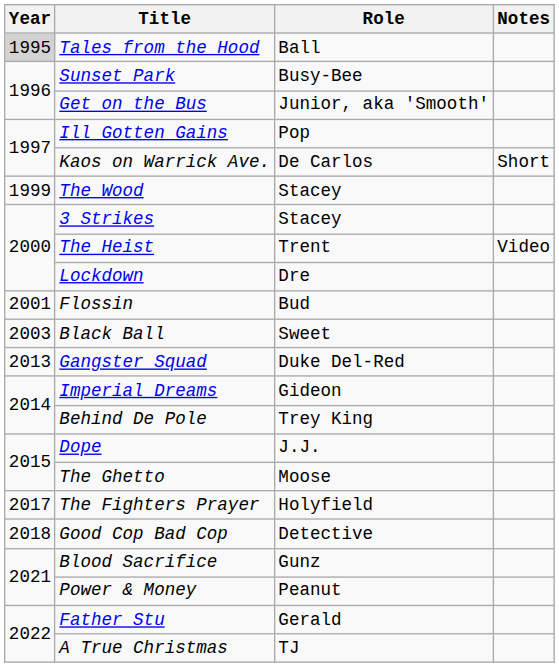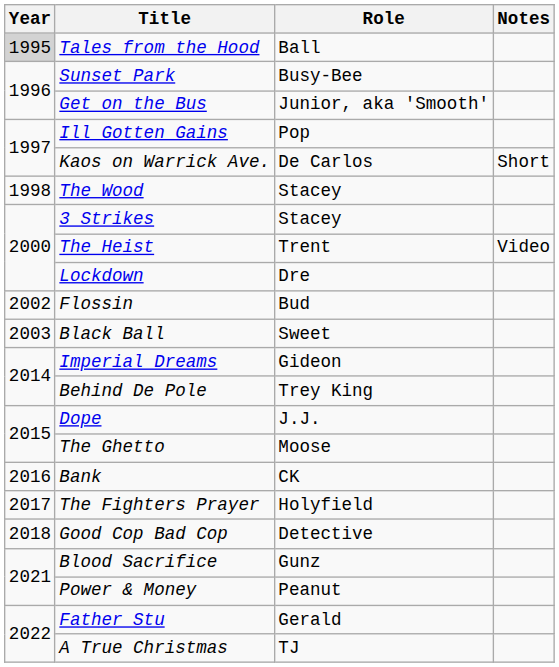(30, 191) 1999 -> (30, 191) 1998
(30, 305) 2001 -> (30, 305) 2002
- row: (133, 362)
+ row: (80, 477)
